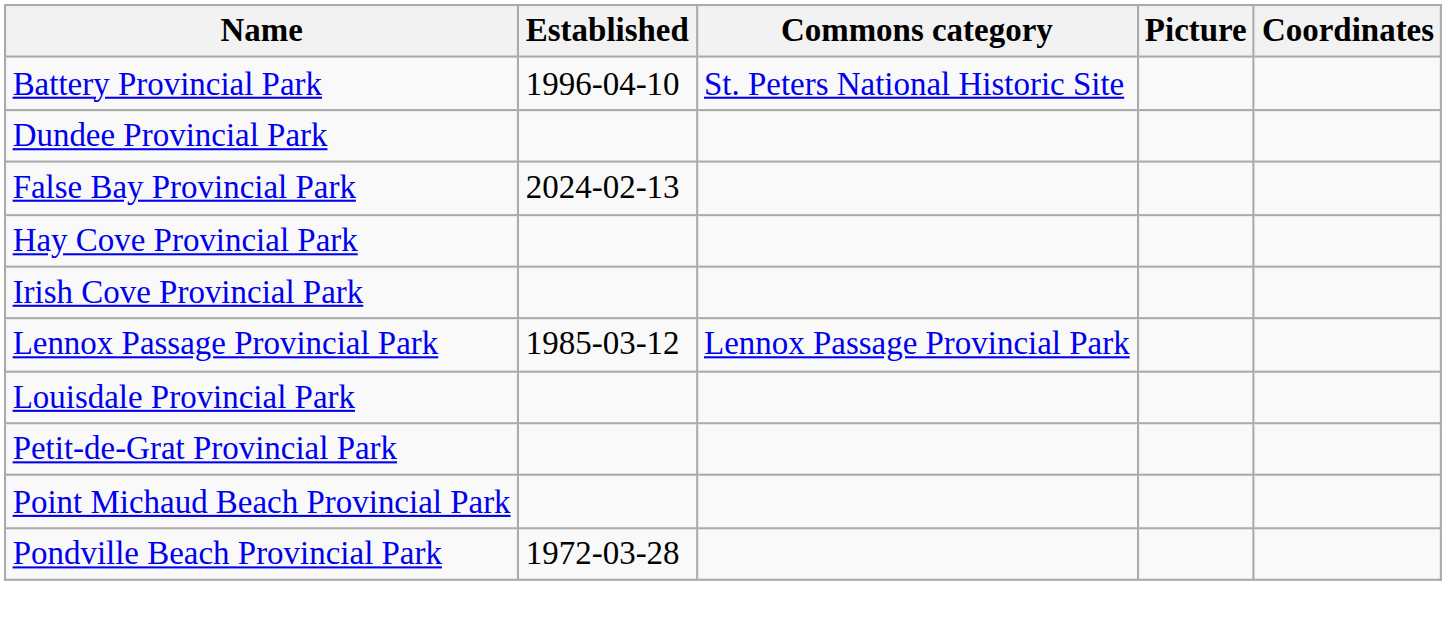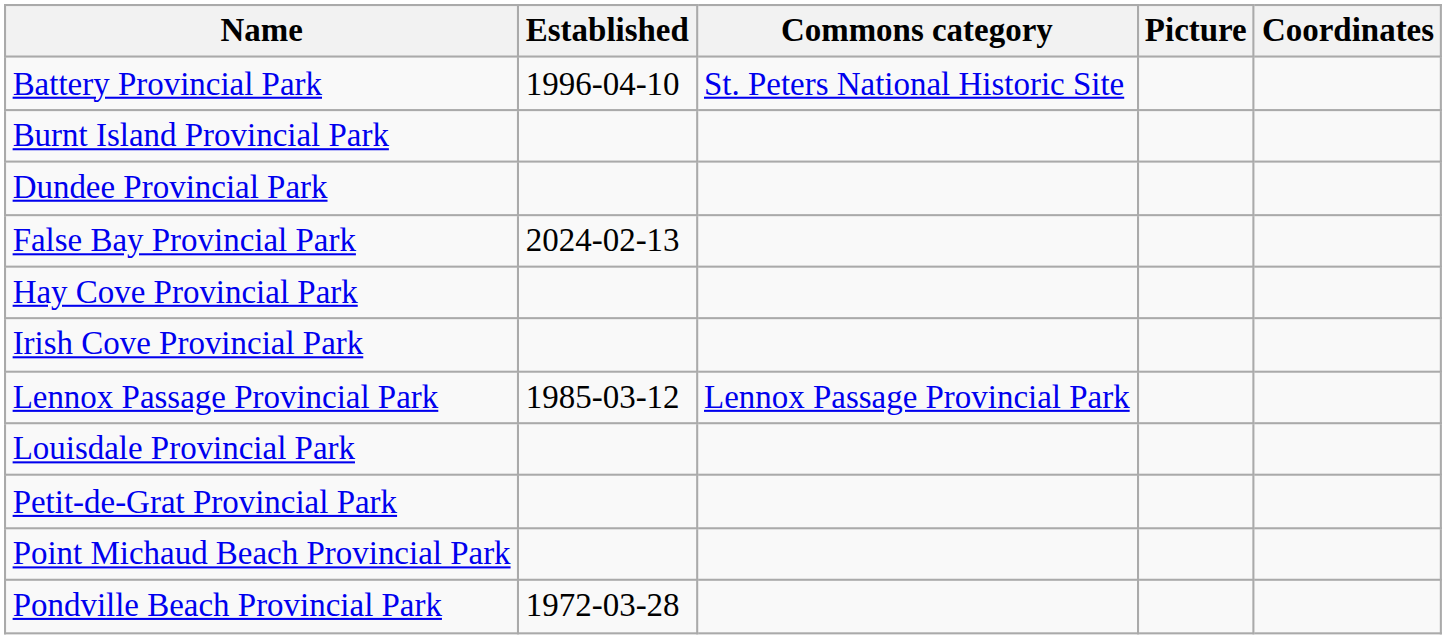+ row: (201, 135)
